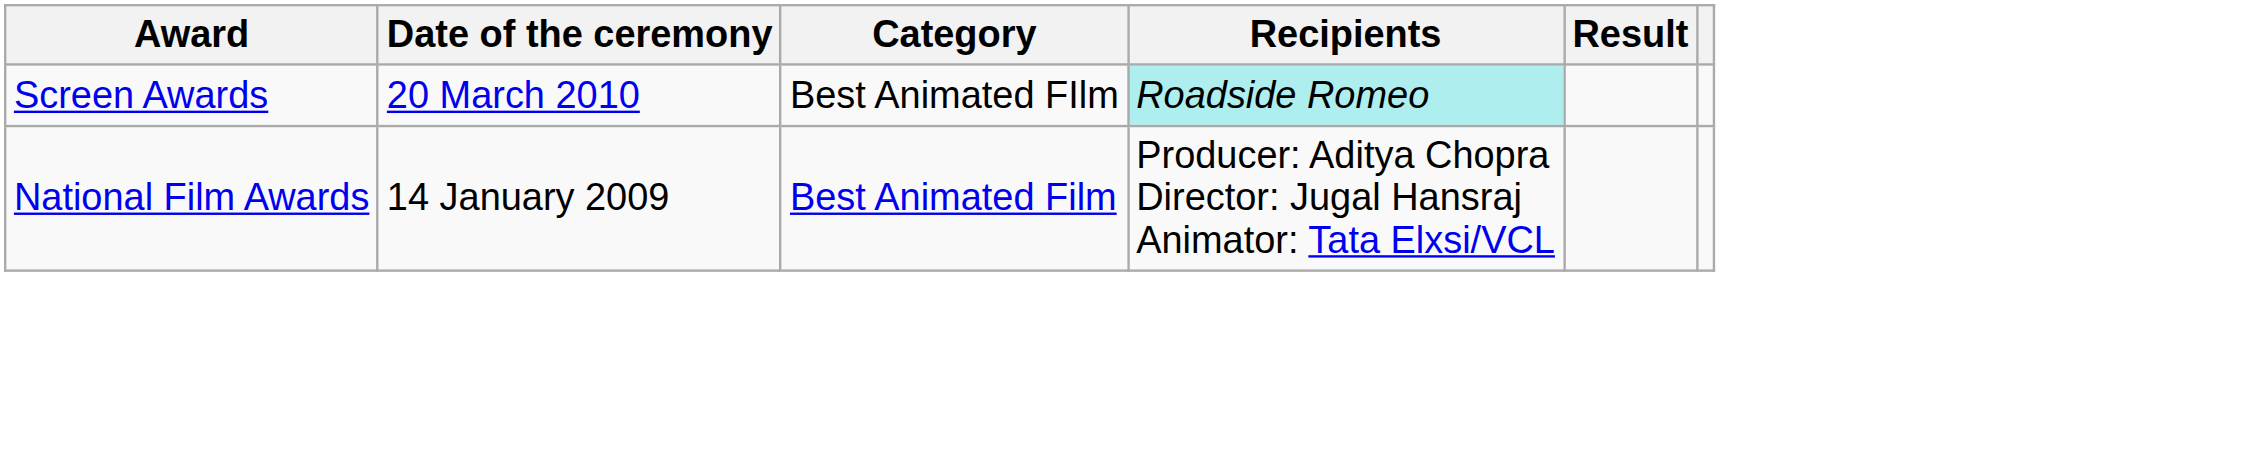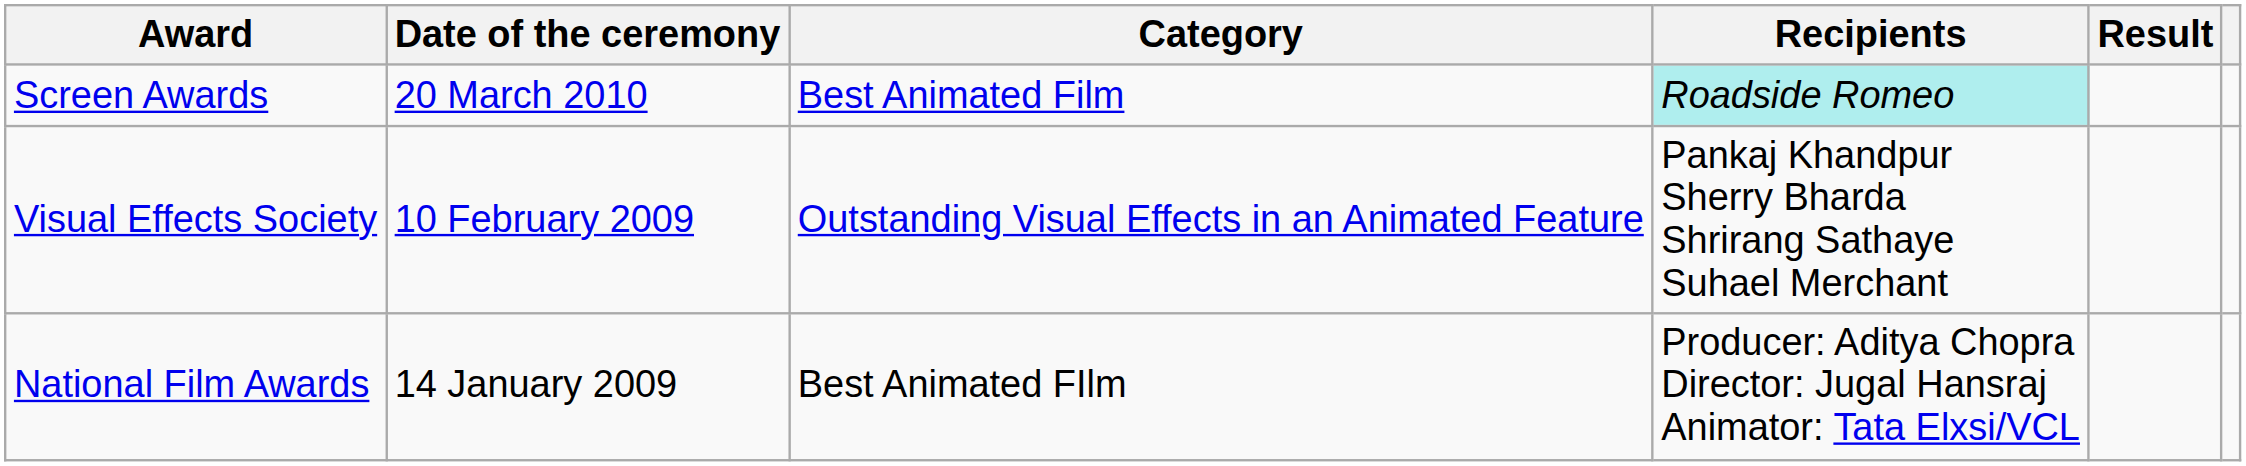(954, 94) Best Animated FIlm -> (961, 94) Best Animated Film
+ row: (196, 218)
(953, 197) Best Animated Film -> (962, 385) Best Animated FIlm
